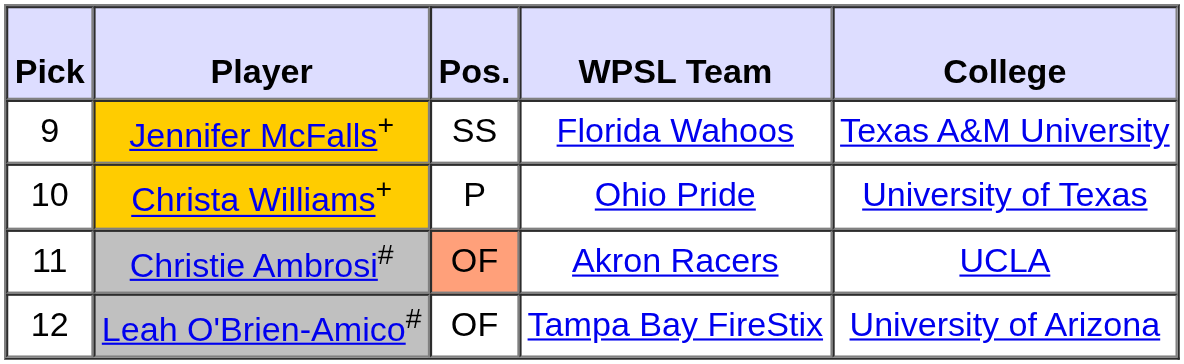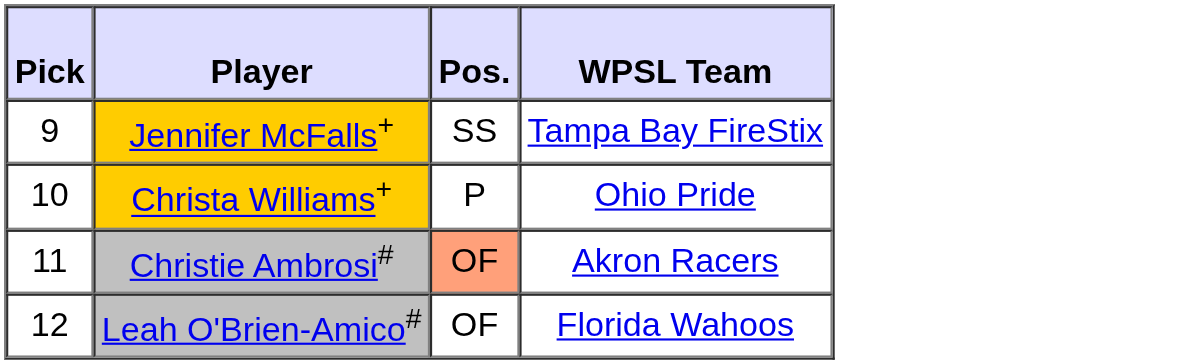- column: (1005, 71)
(675, 131) Florida Wahoos -> (675, 131) Tampa Bay FireStix
(675, 325) Tampa Bay FireStix -> (675, 325) Florida Wahoos
